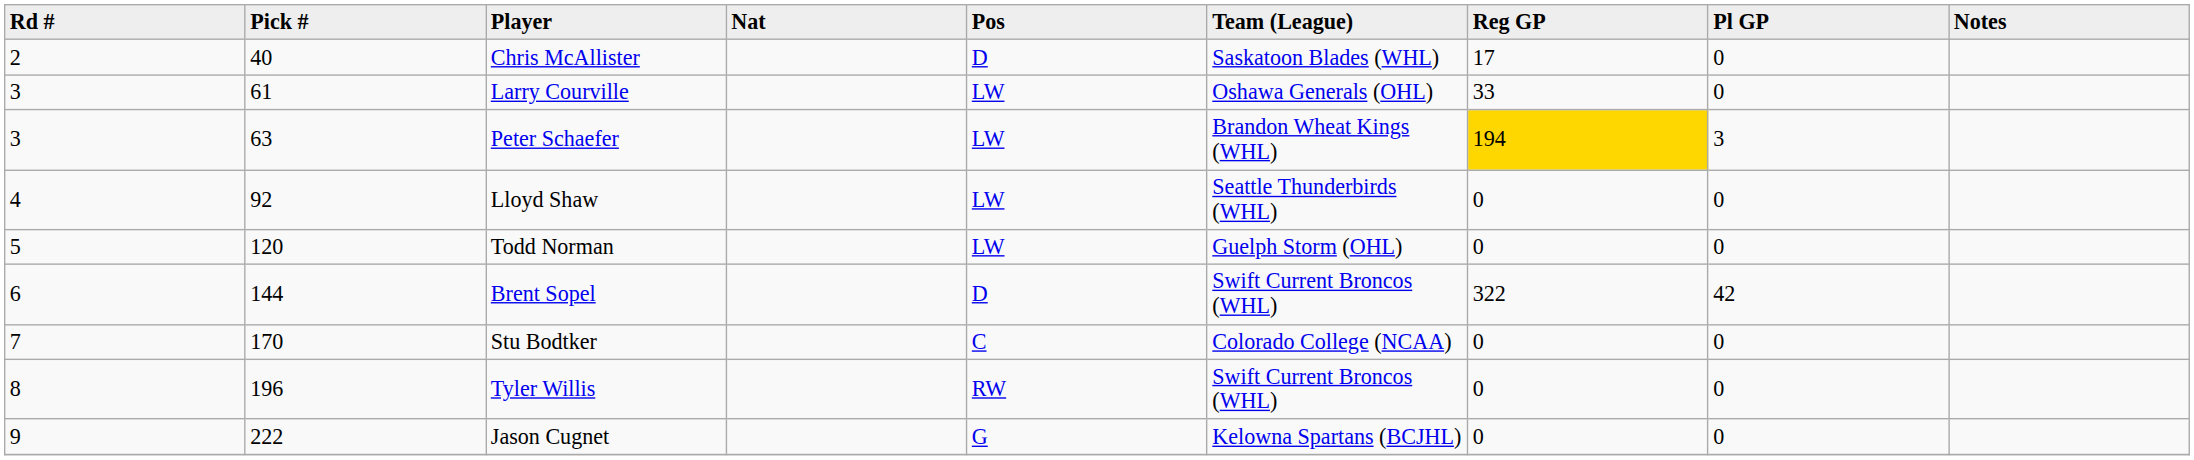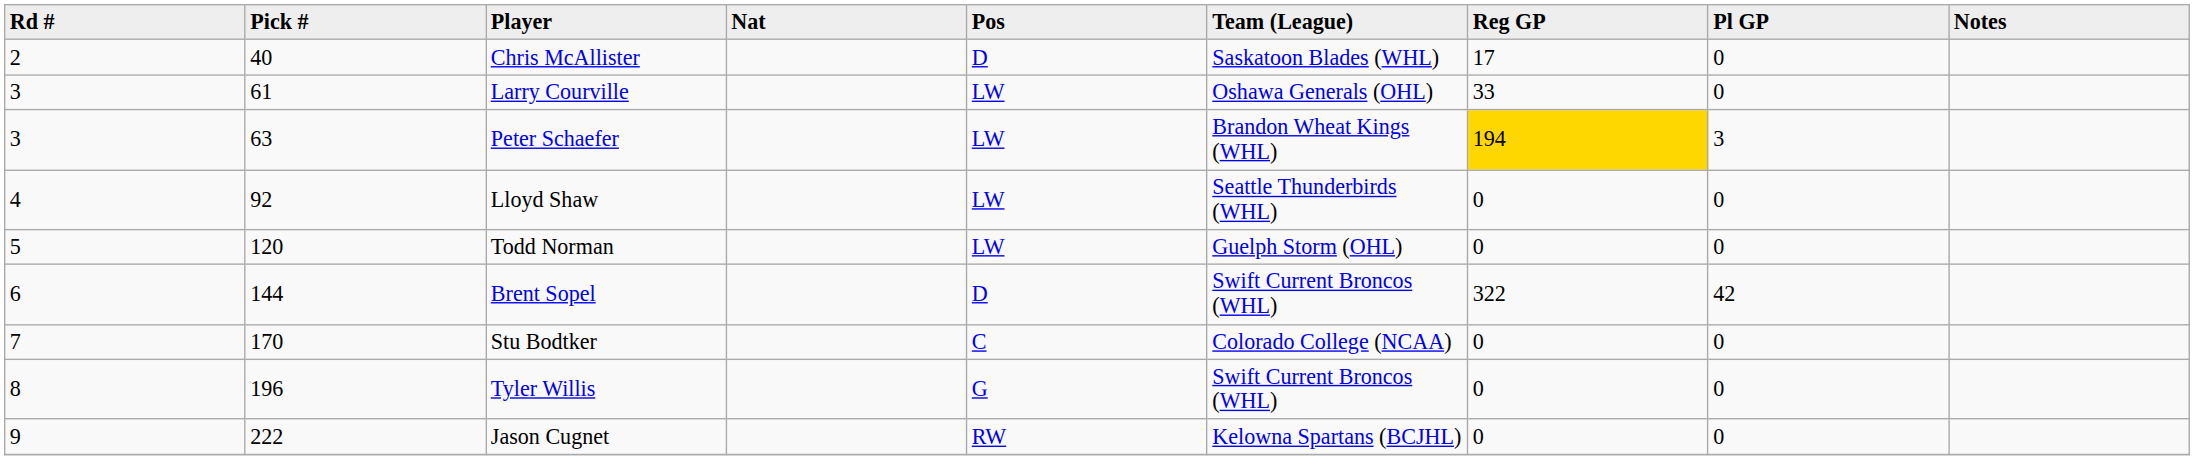(989, 389) RW -> (980, 389) G
(980, 436) G -> (989, 436) RW
